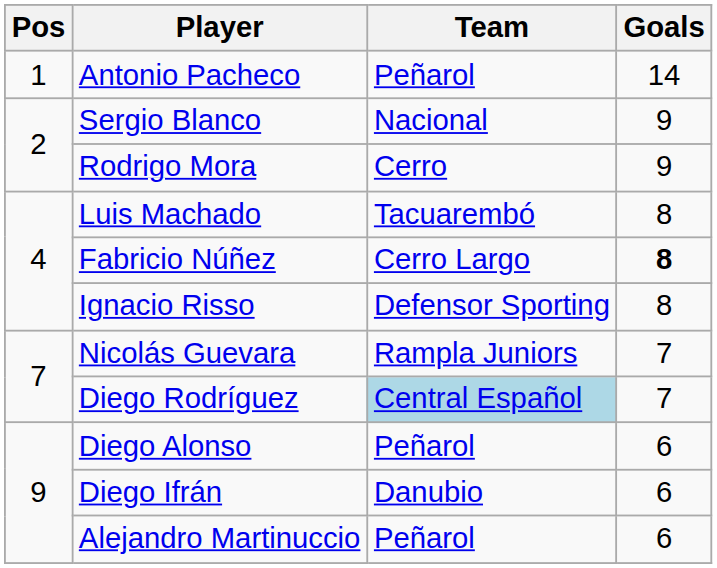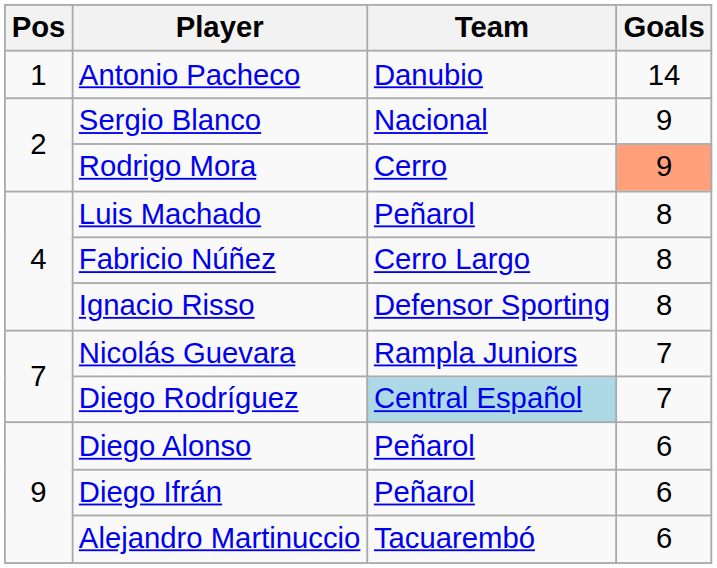(424, 74) Peñarol -> (428, 74) Danubio
(664, 167) no background -> (664, 167) lightsalmon background
(454, 213) Tacuarembó -> (424, 213) Peñarol
(664, 259) bold -> (664, 259) normal
(428, 492) Danubio -> (424, 492) Peñarol
(424, 538) Peñarol -> (454, 538) Tacuarembó
